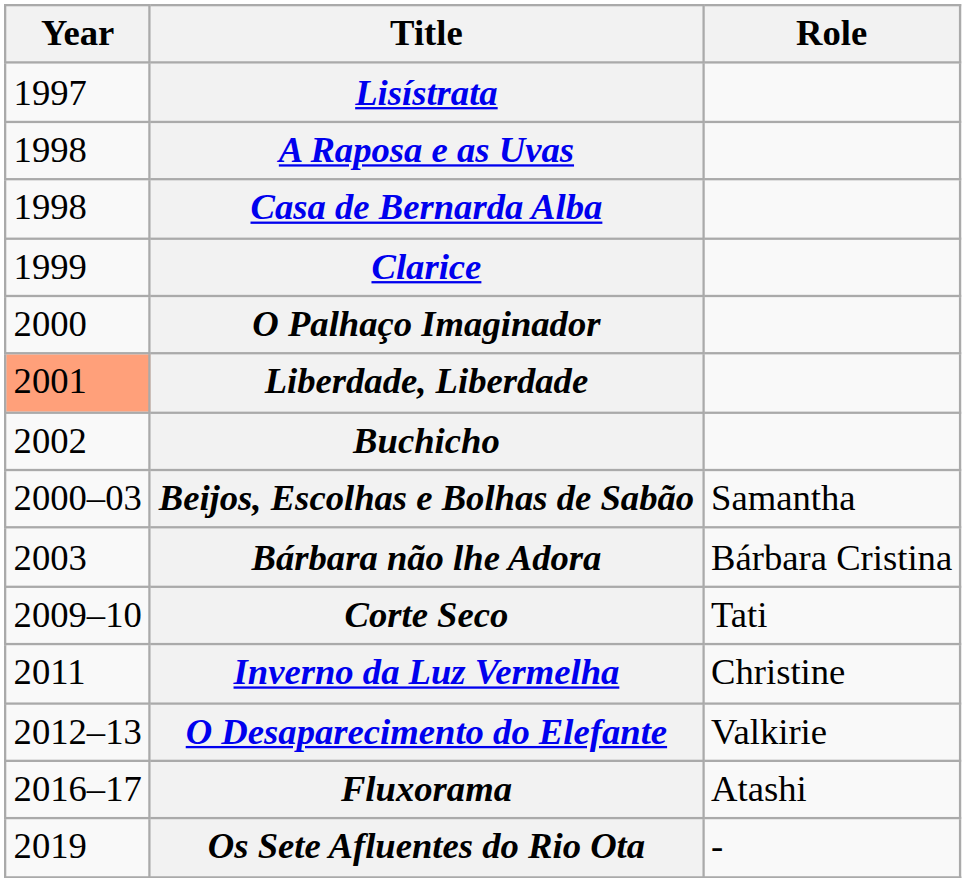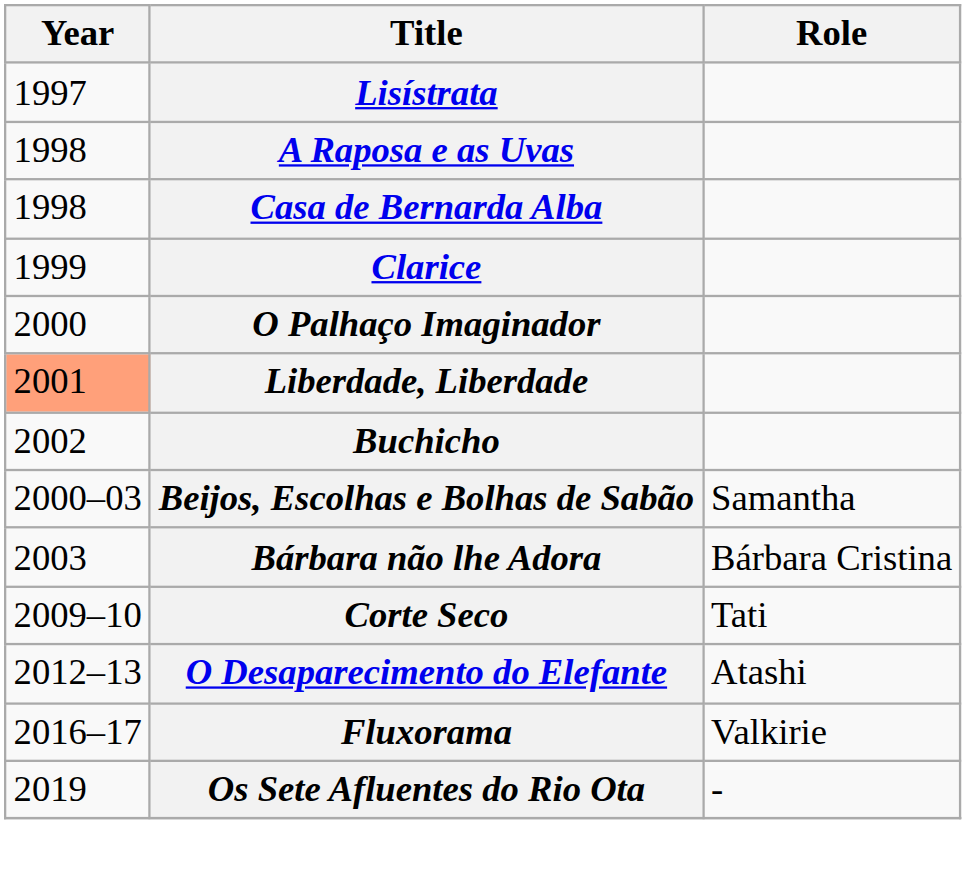- row: (426, 672)
(769, 730) Valkirie -> (759, 672) Atashi
(759, 788) Atashi -> (769, 730) Valkirie
